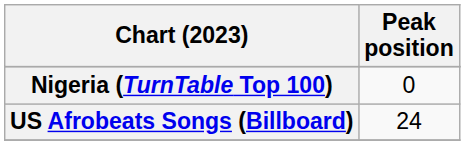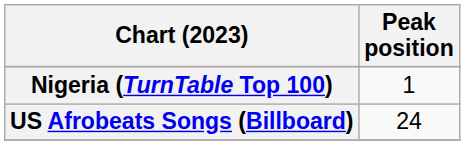(409, 85) 0 -> (409, 85) 1
